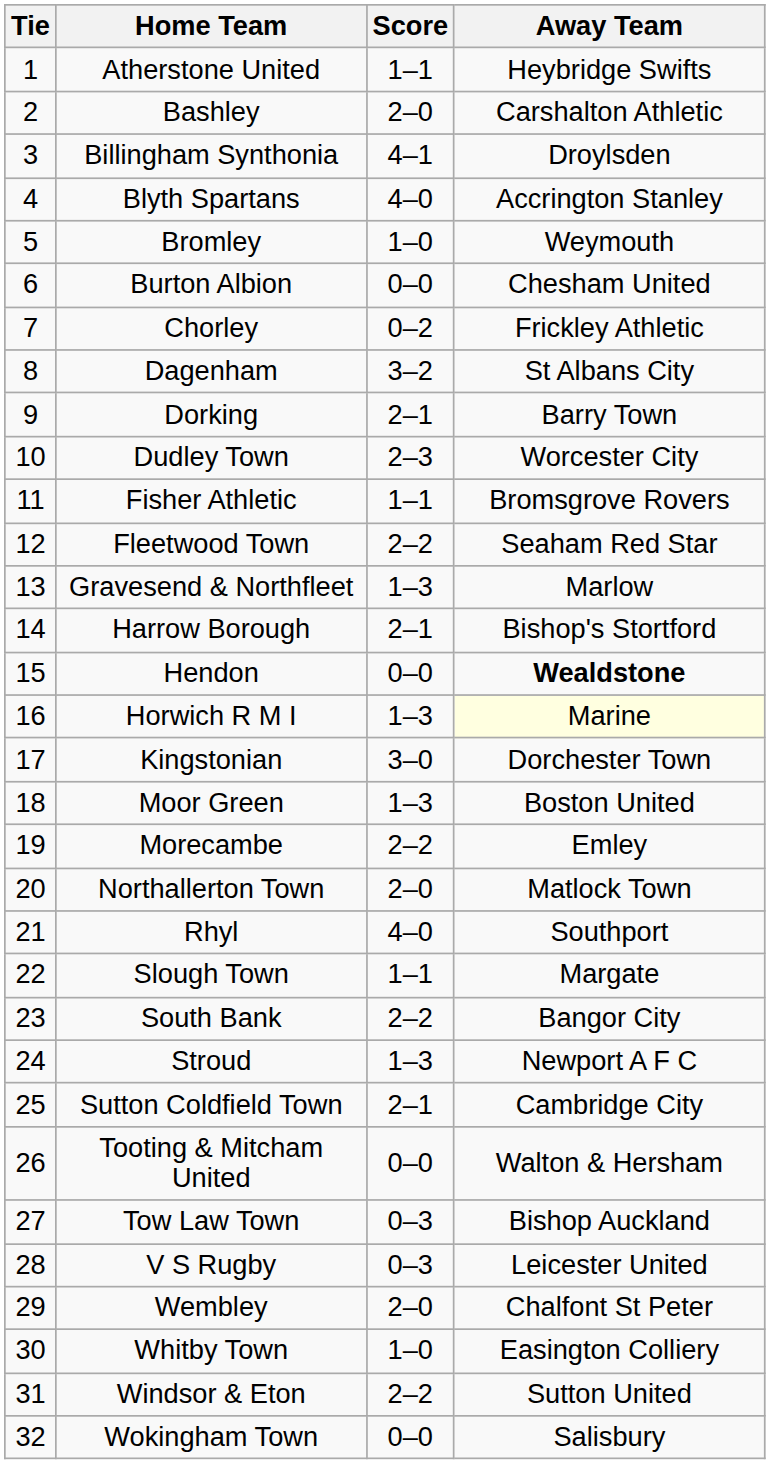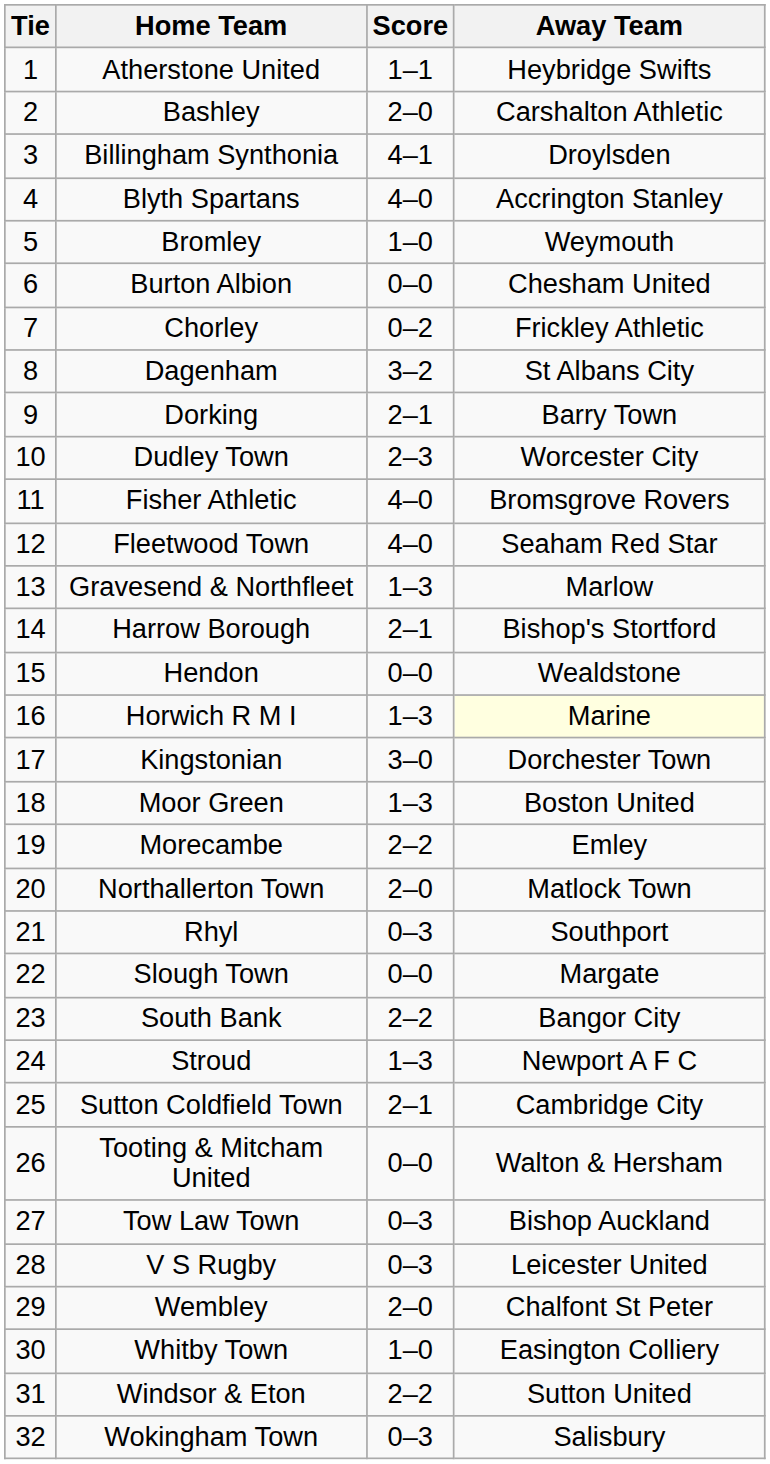(410, 500) 1–1 -> (410, 500) 4–0
(410, 543) 2–2 -> (410, 543) 4–0
(609, 673) bold -> (609, 673) normal
(410, 931) 4–0 -> (410, 931) 0–3
(410, 975) 1–1 -> (410, 975) 0–0
(410, 1437) 0–0 -> (410, 1437) 0–3
